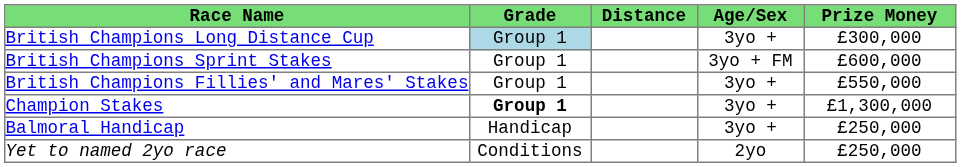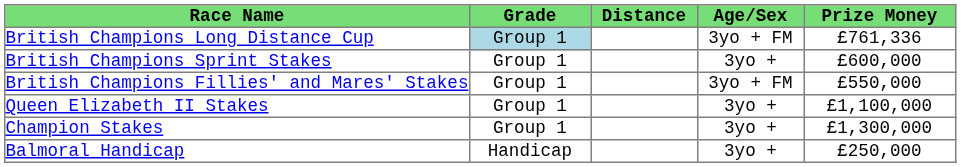(750, 38) 3yo + -> (750, 38) 3yo + FM
(879, 38) £300,000 -> (879, 38) £761,336
(750, 61) 3yo + FM -> (750, 61) 3yo +
(750, 84) 3yo + -> (750, 84) 3yo + FM
+ row: (137, 106)
(530, 106) bold -> (530, 128) normal
- row: (116, 151)
